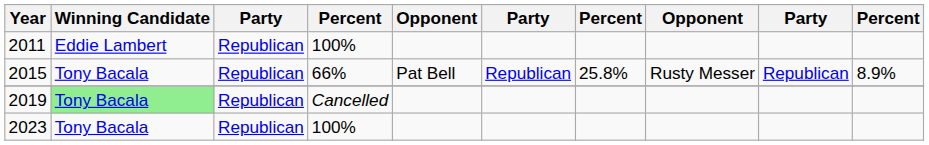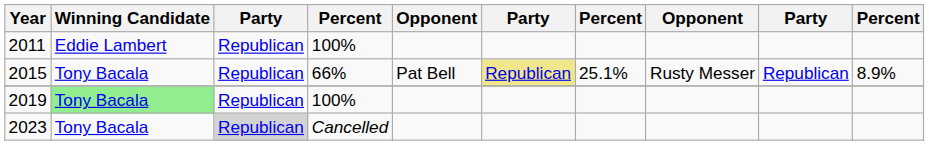(528, 73) no background -> (528, 73) khaki background
(603, 73) 25.8% -> (603, 73) 25.1%
(350, 100) Cancelled -> (334, 100) 100%
(261, 127) no background -> (261, 127) lightgrey background
(334, 127) 100% -> (350, 127) Cancelled
